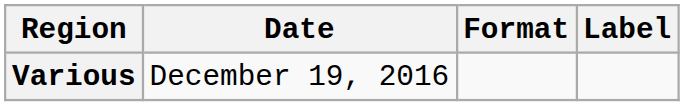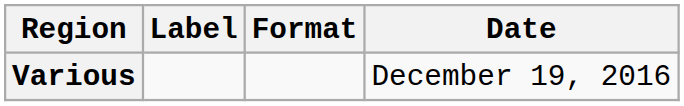columns swapped: (299, 29) <-> (627, 29)
